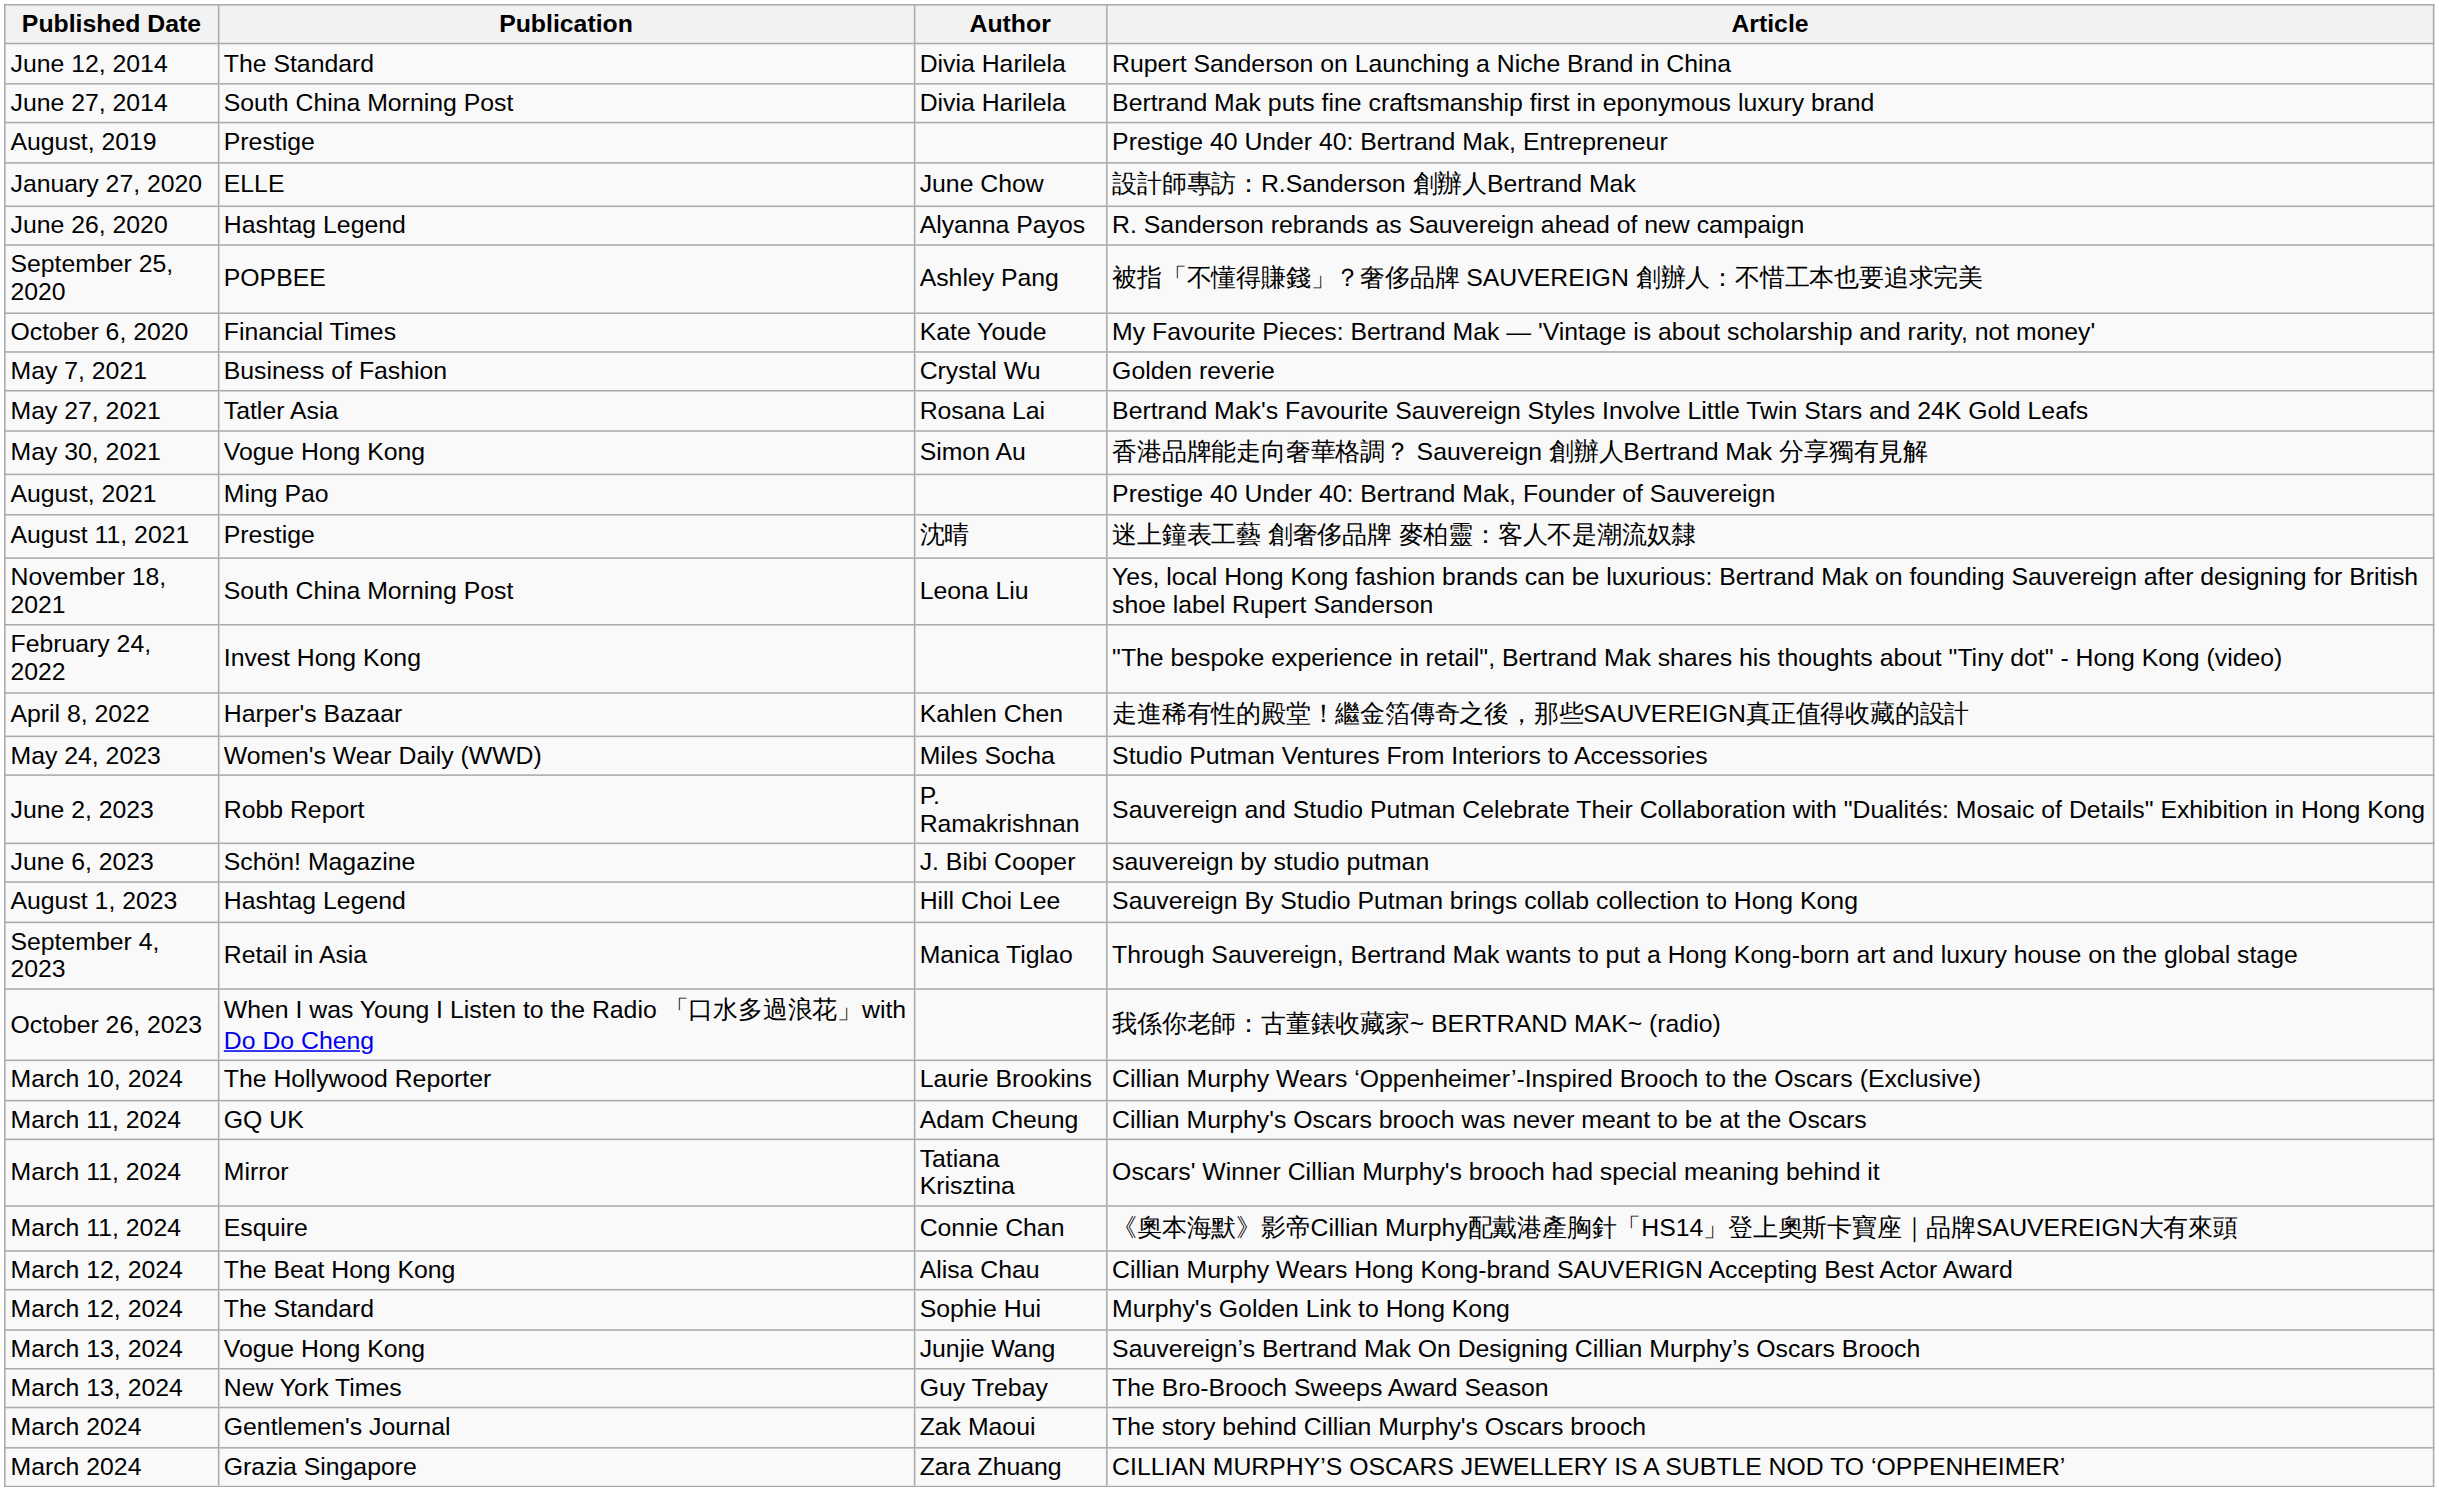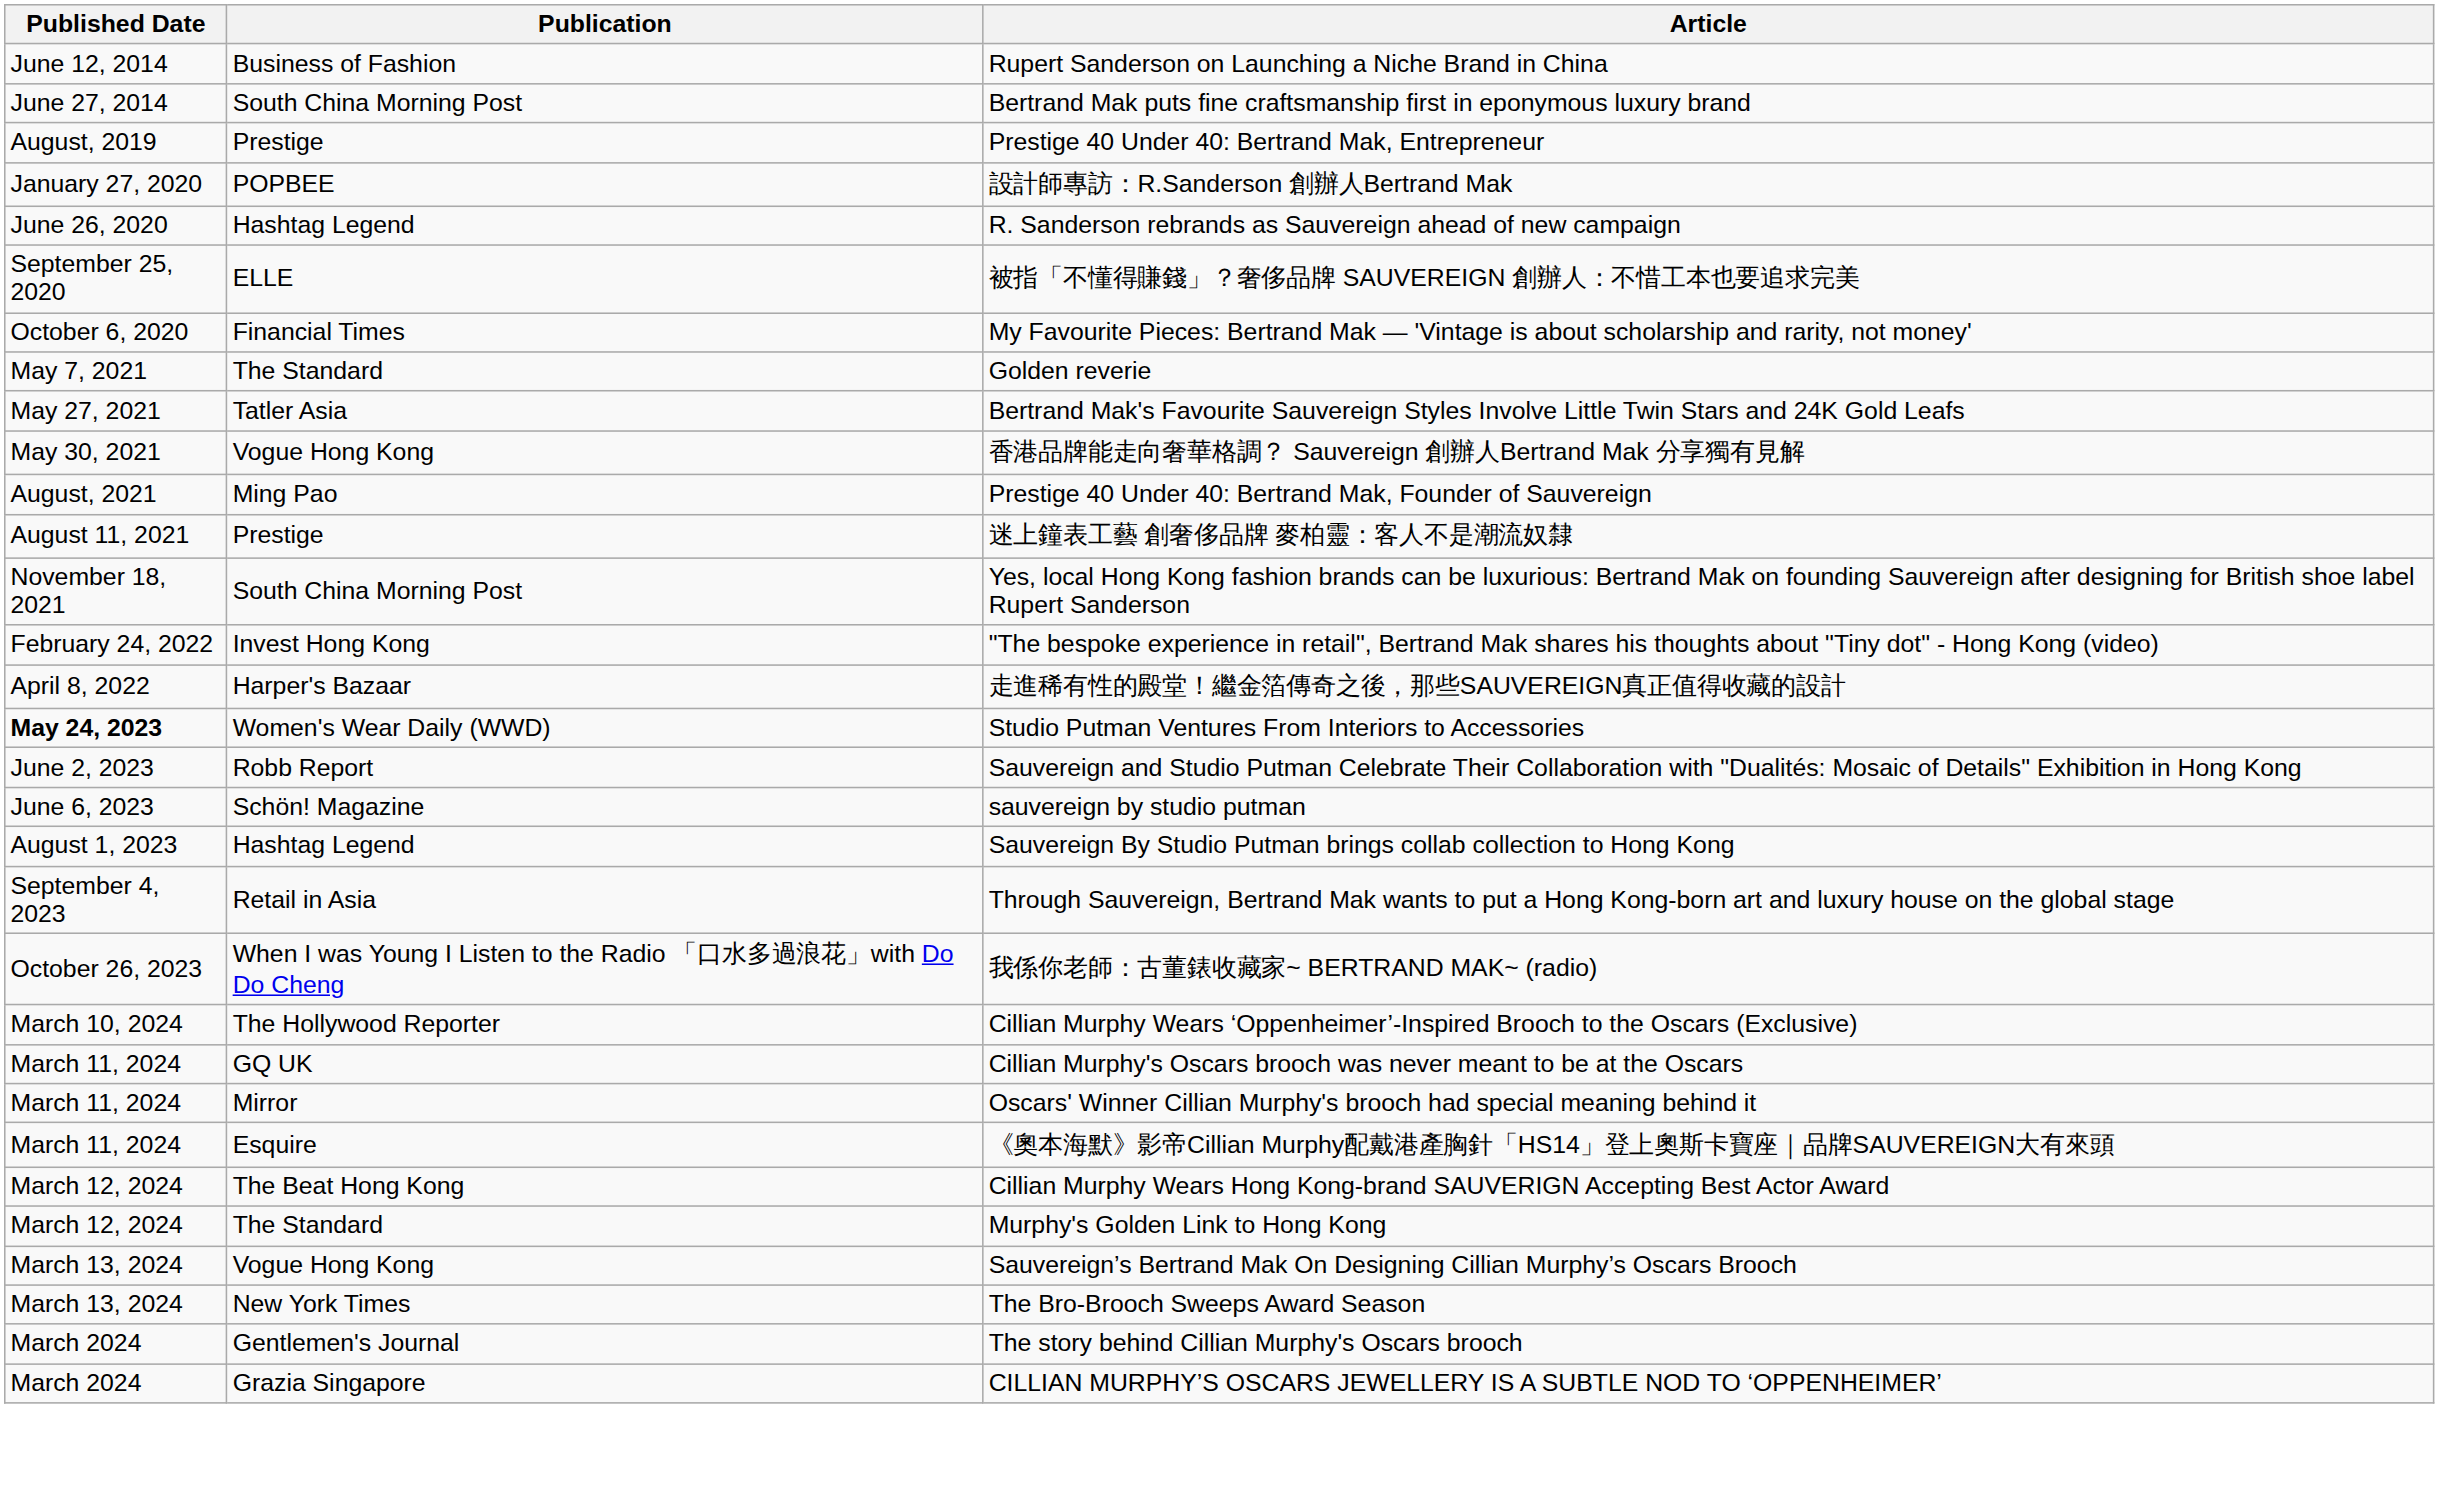- column: (1010, 24)
(299, 63) The Standard -> (344, 63) Business of Fashion
(254, 183) ELLE -> (284, 183) POPBEE
(275, 278) POPBEE -> (263, 278) ELLE
(335, 371) Business of Fashion -> (308, 371) The Standard
(86, 755) normal -> (86, 727) bold
